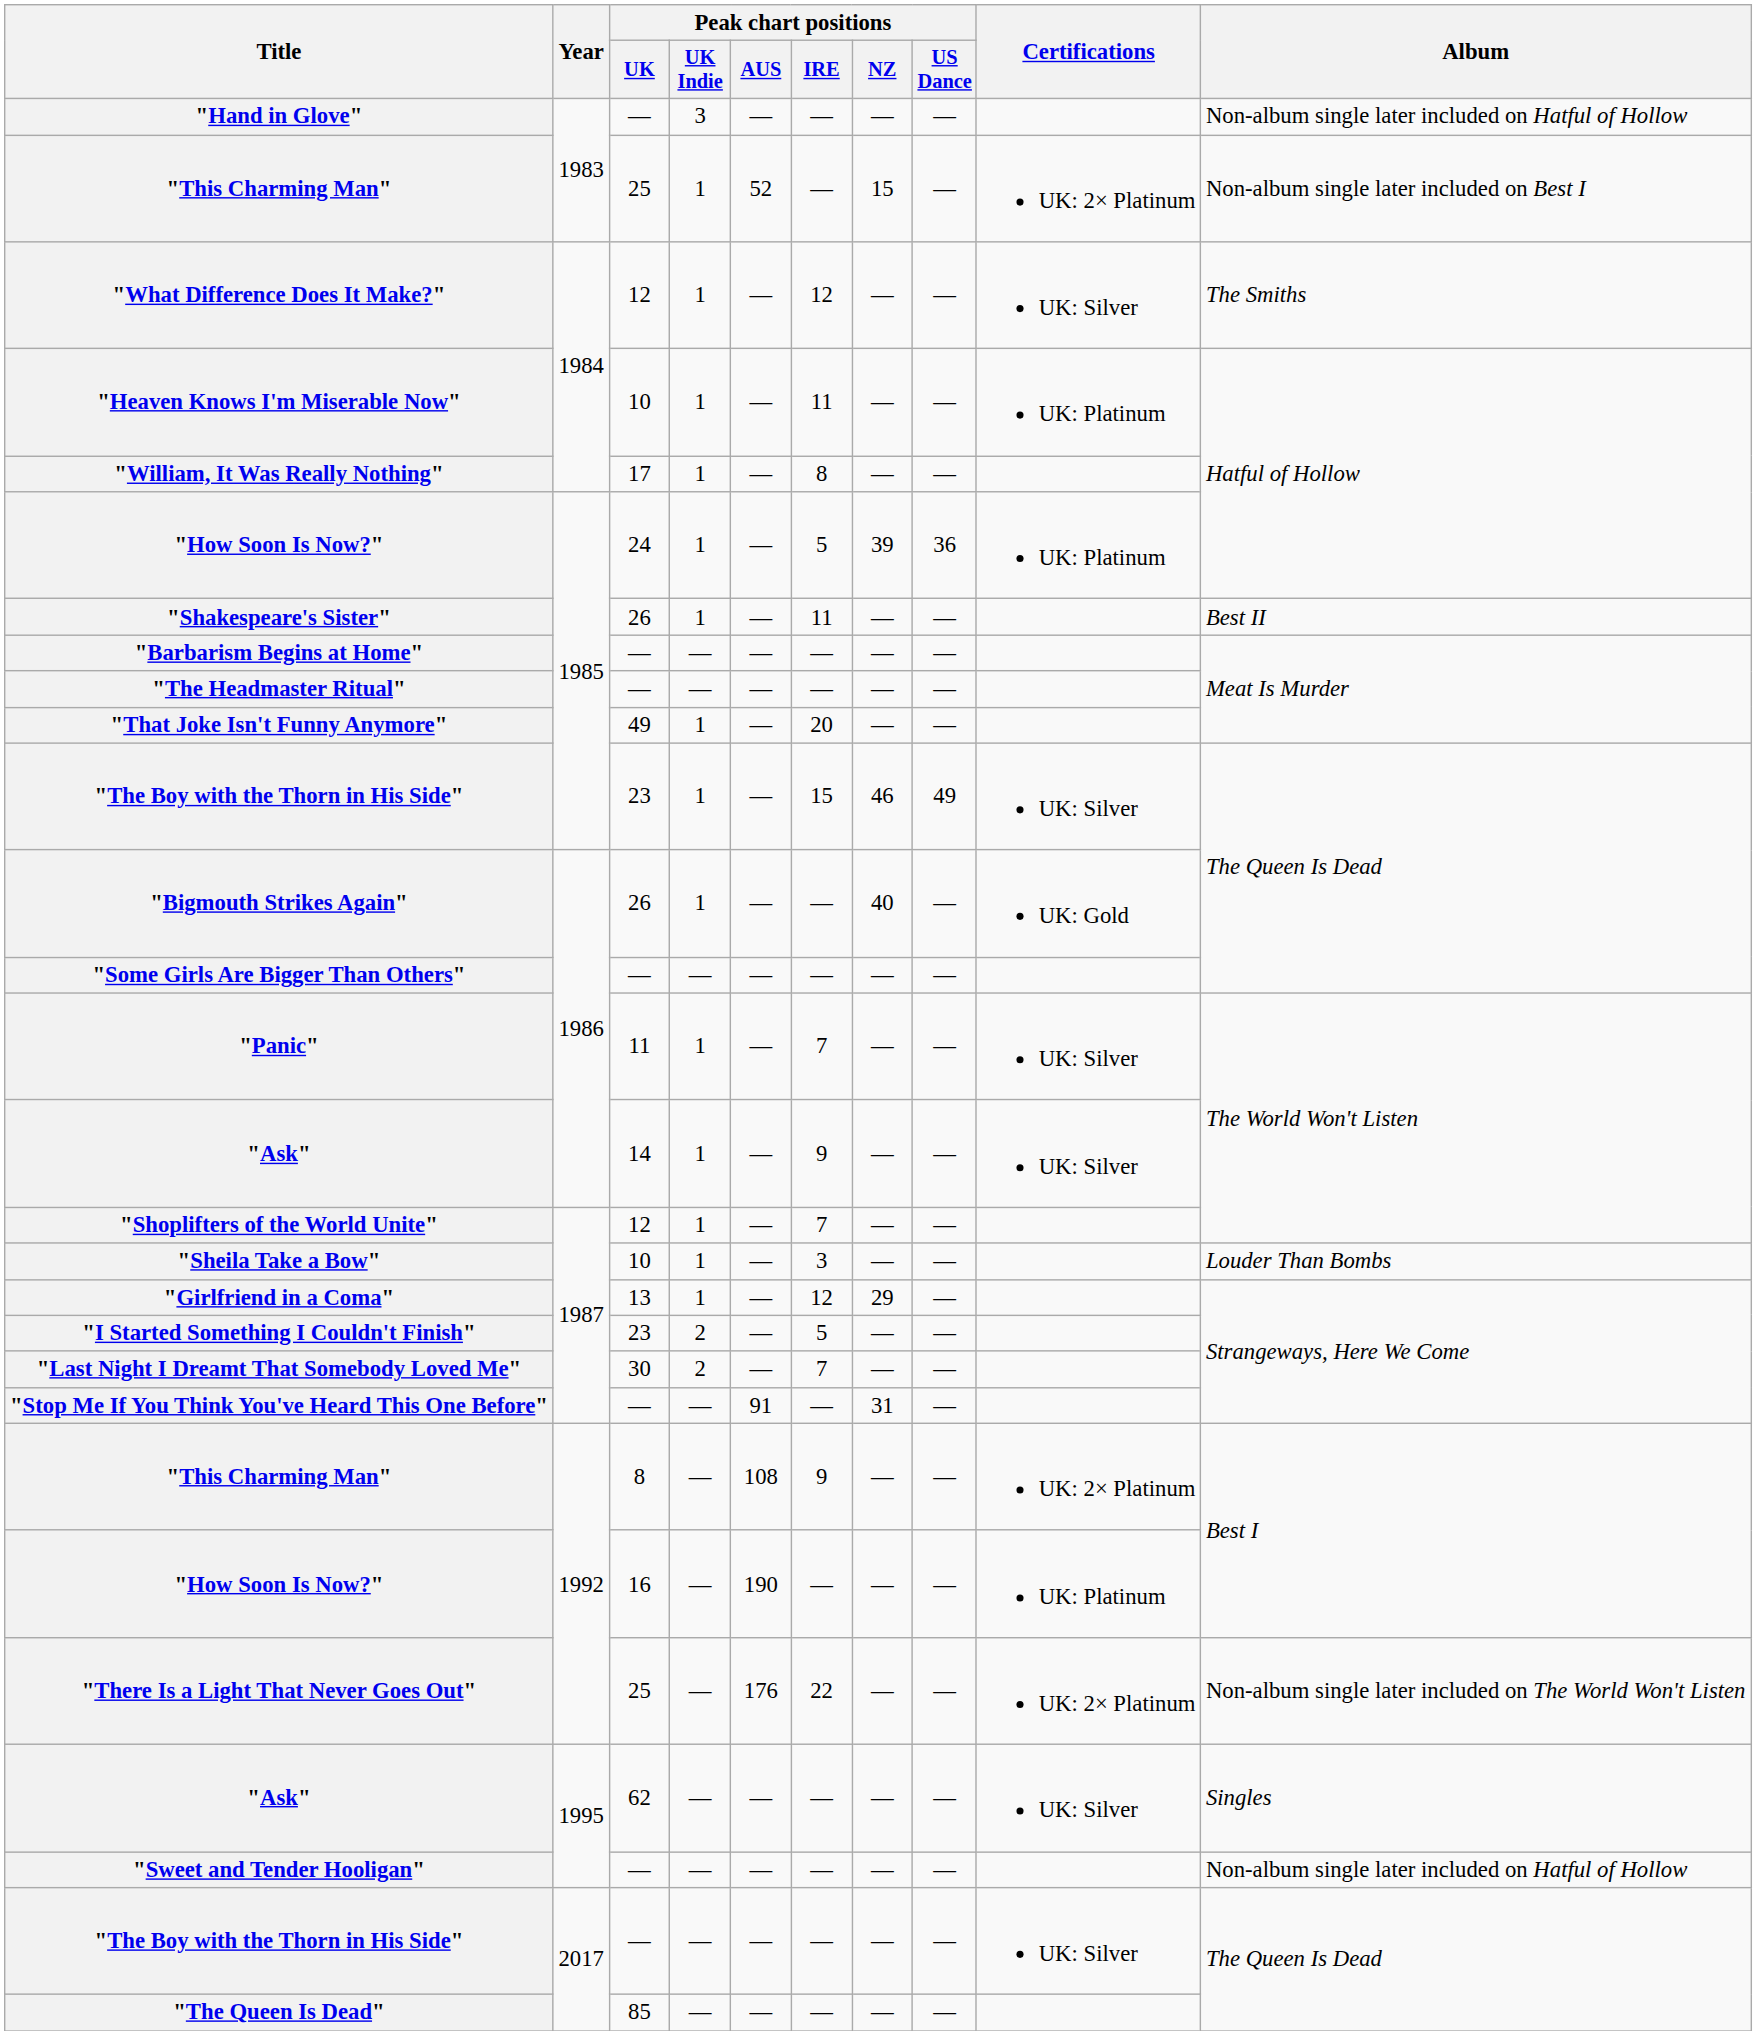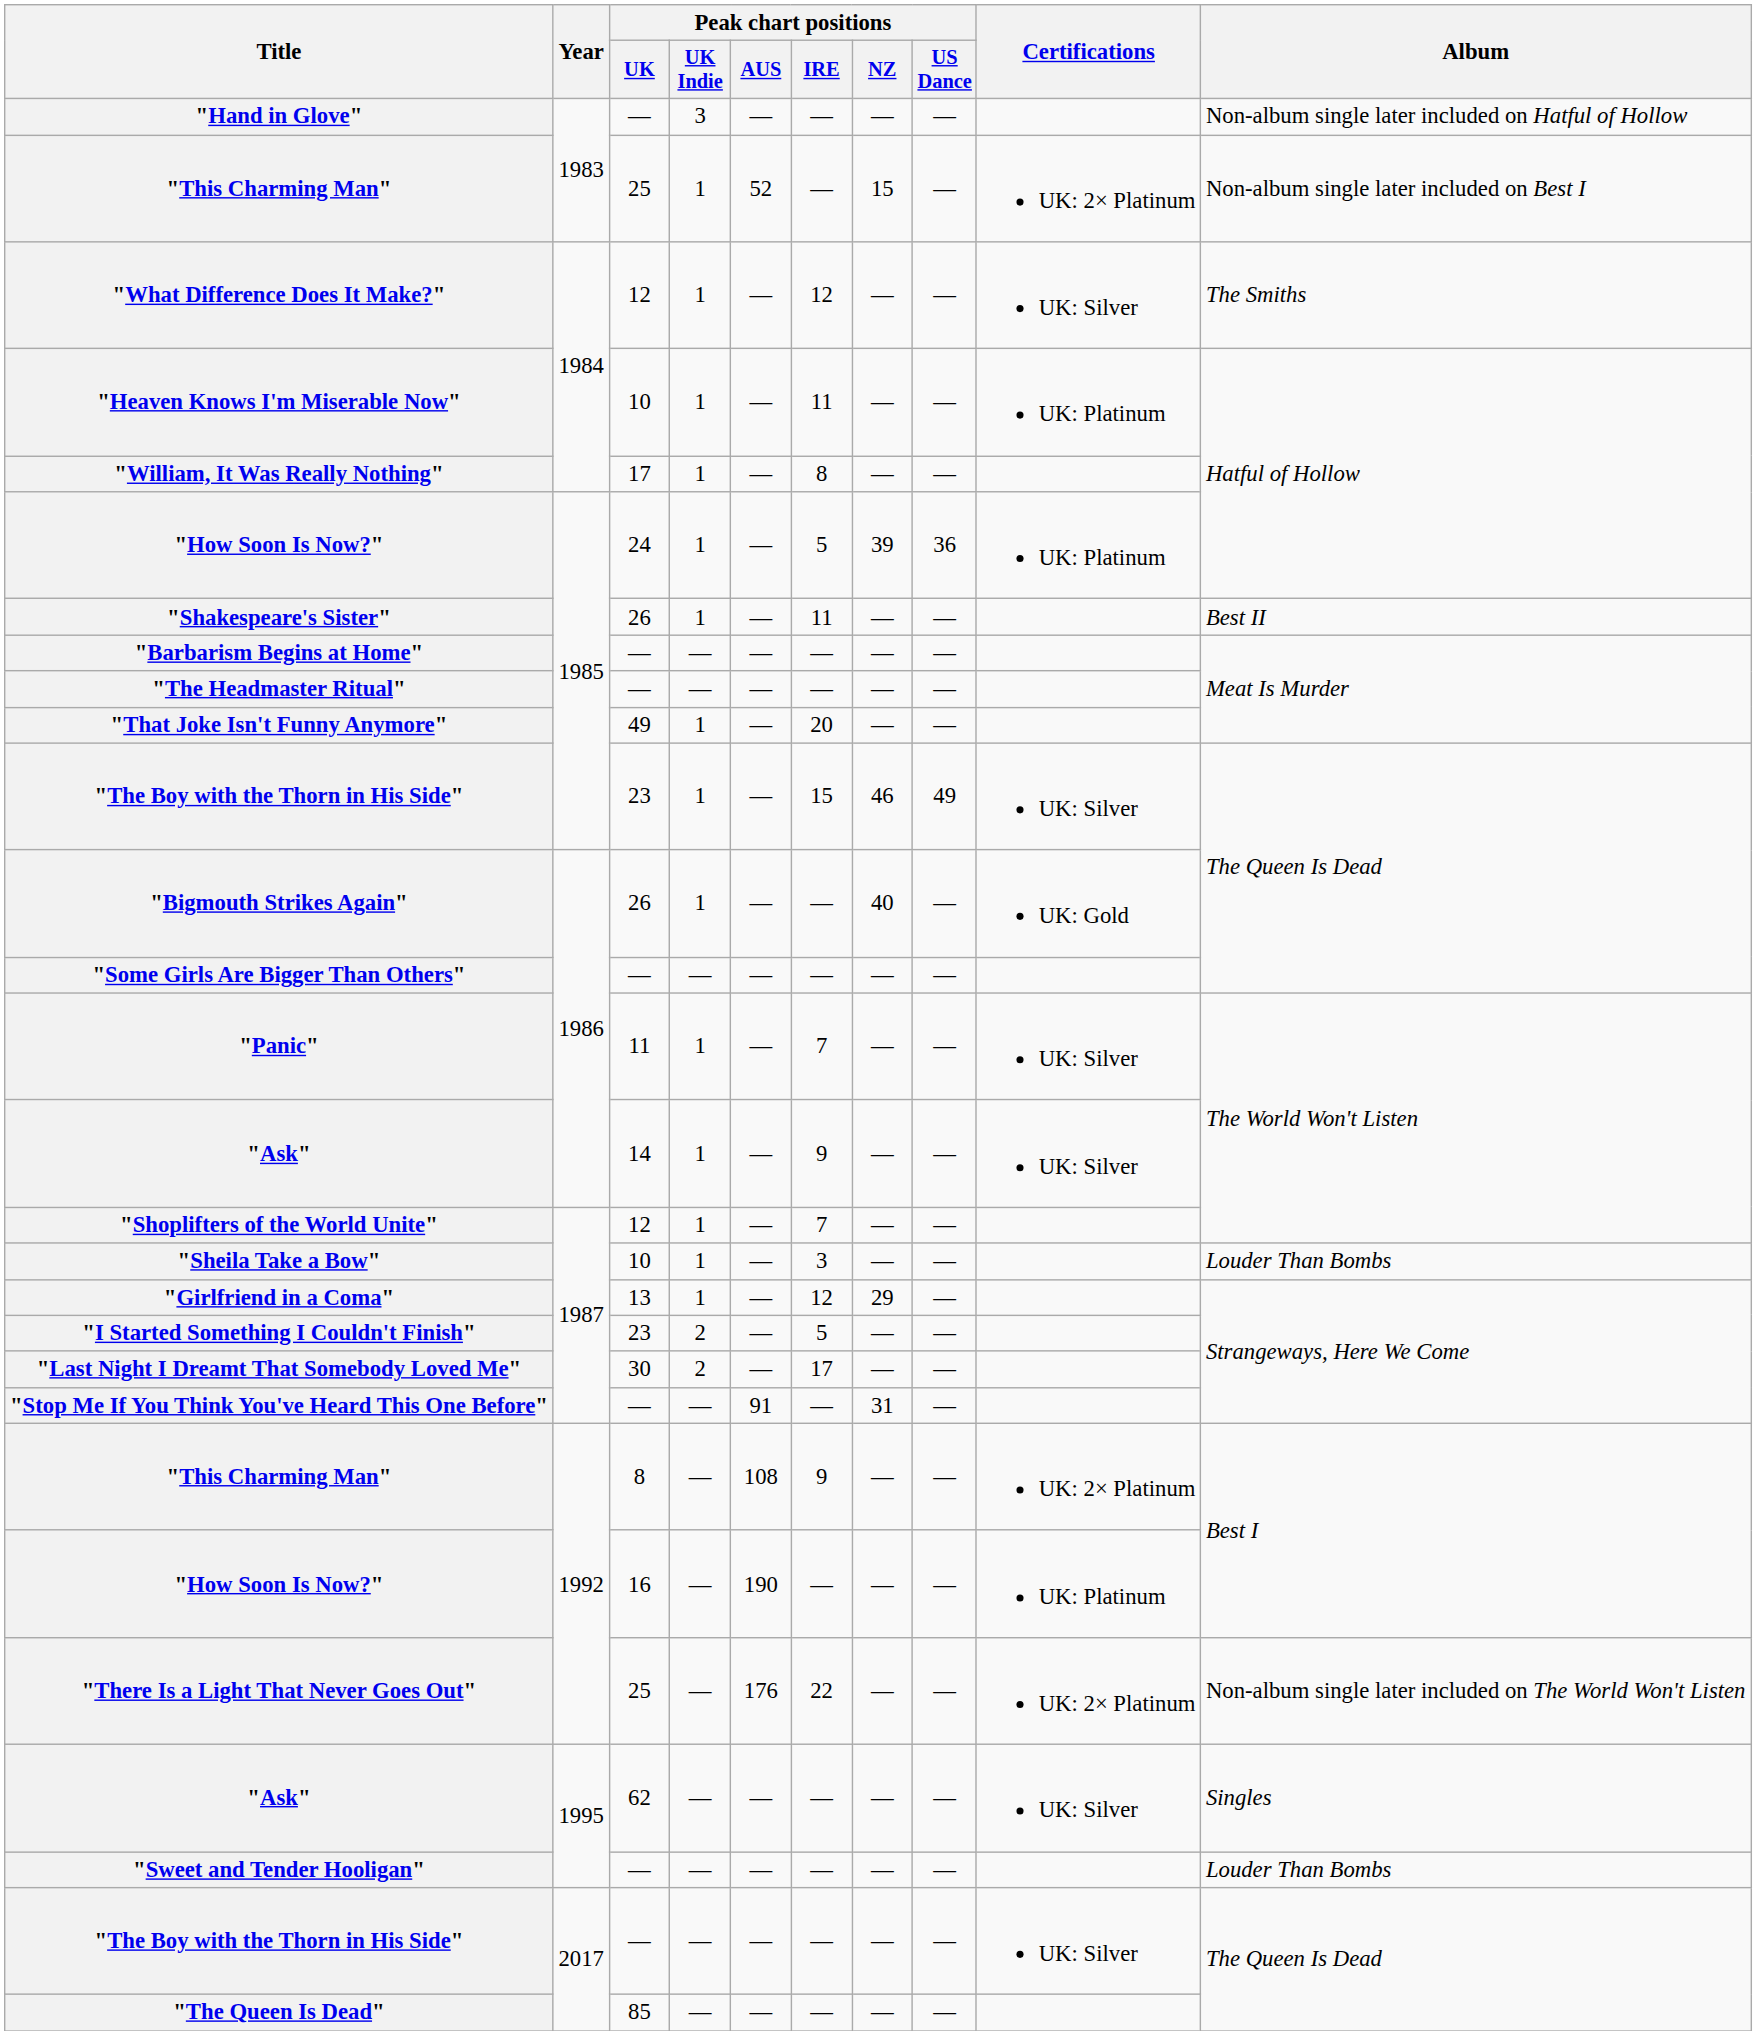(822, 1369) 7 -> (822, 1369) 17
(1447, 1869) Non-album single later included on Hatful of Hollow -> (1299, 1869) Louder Than Bombs
